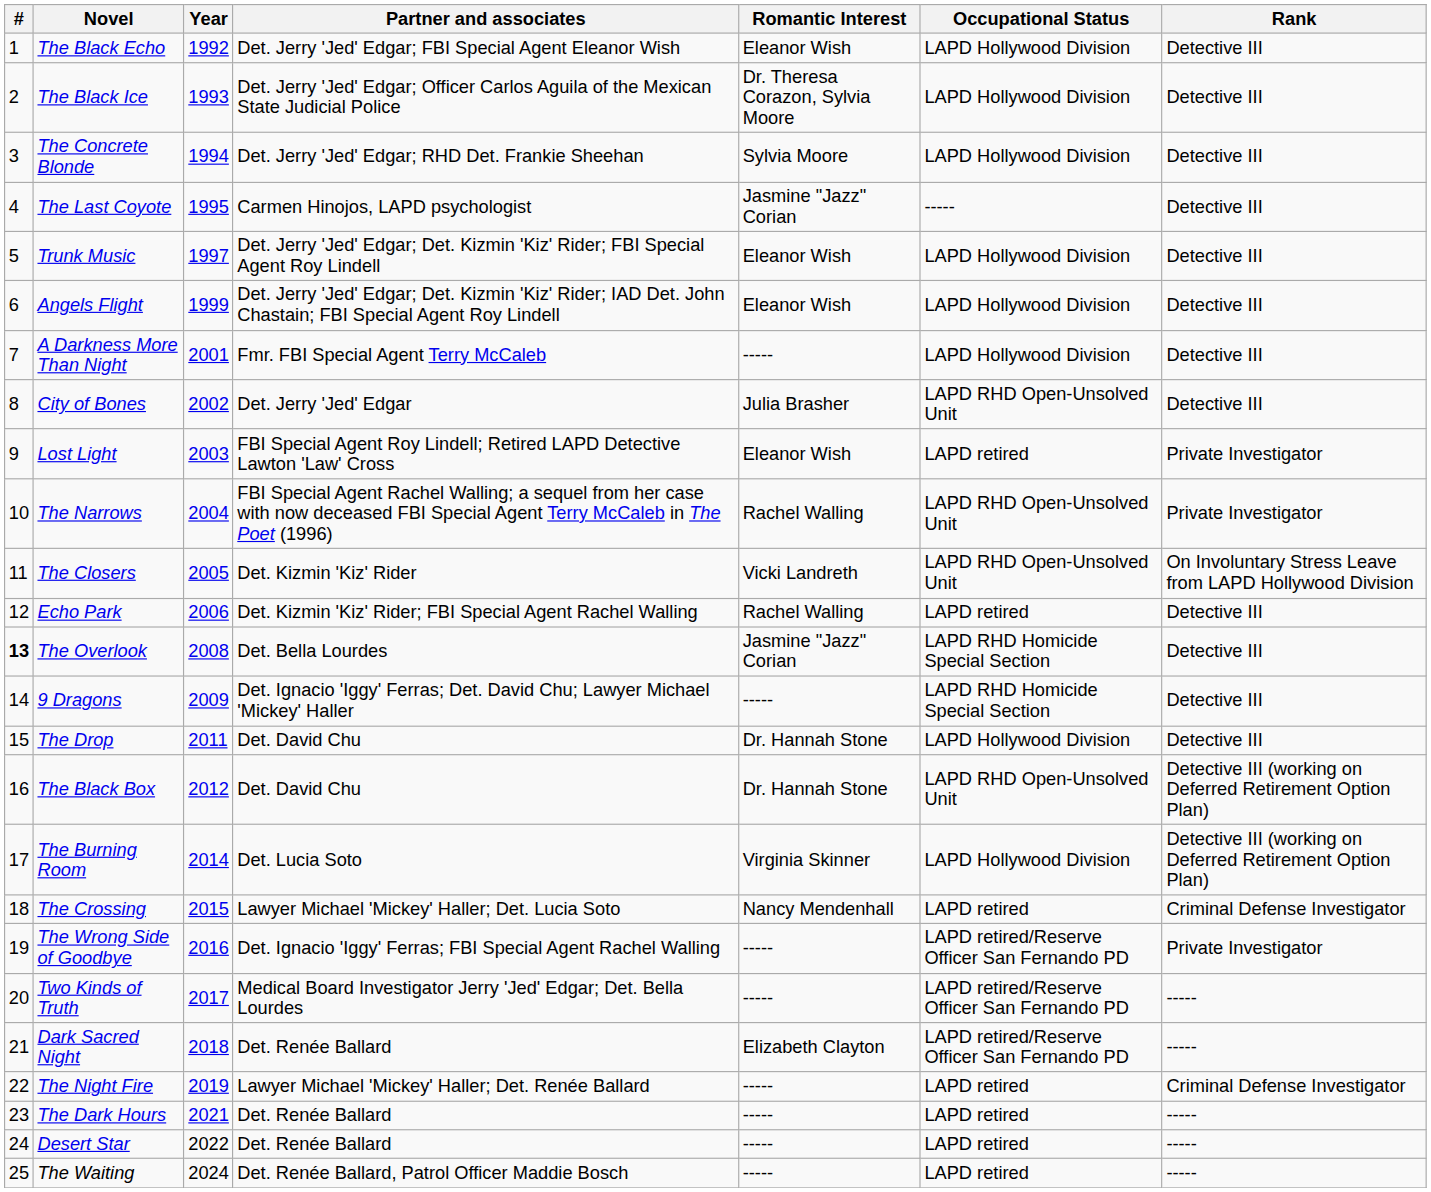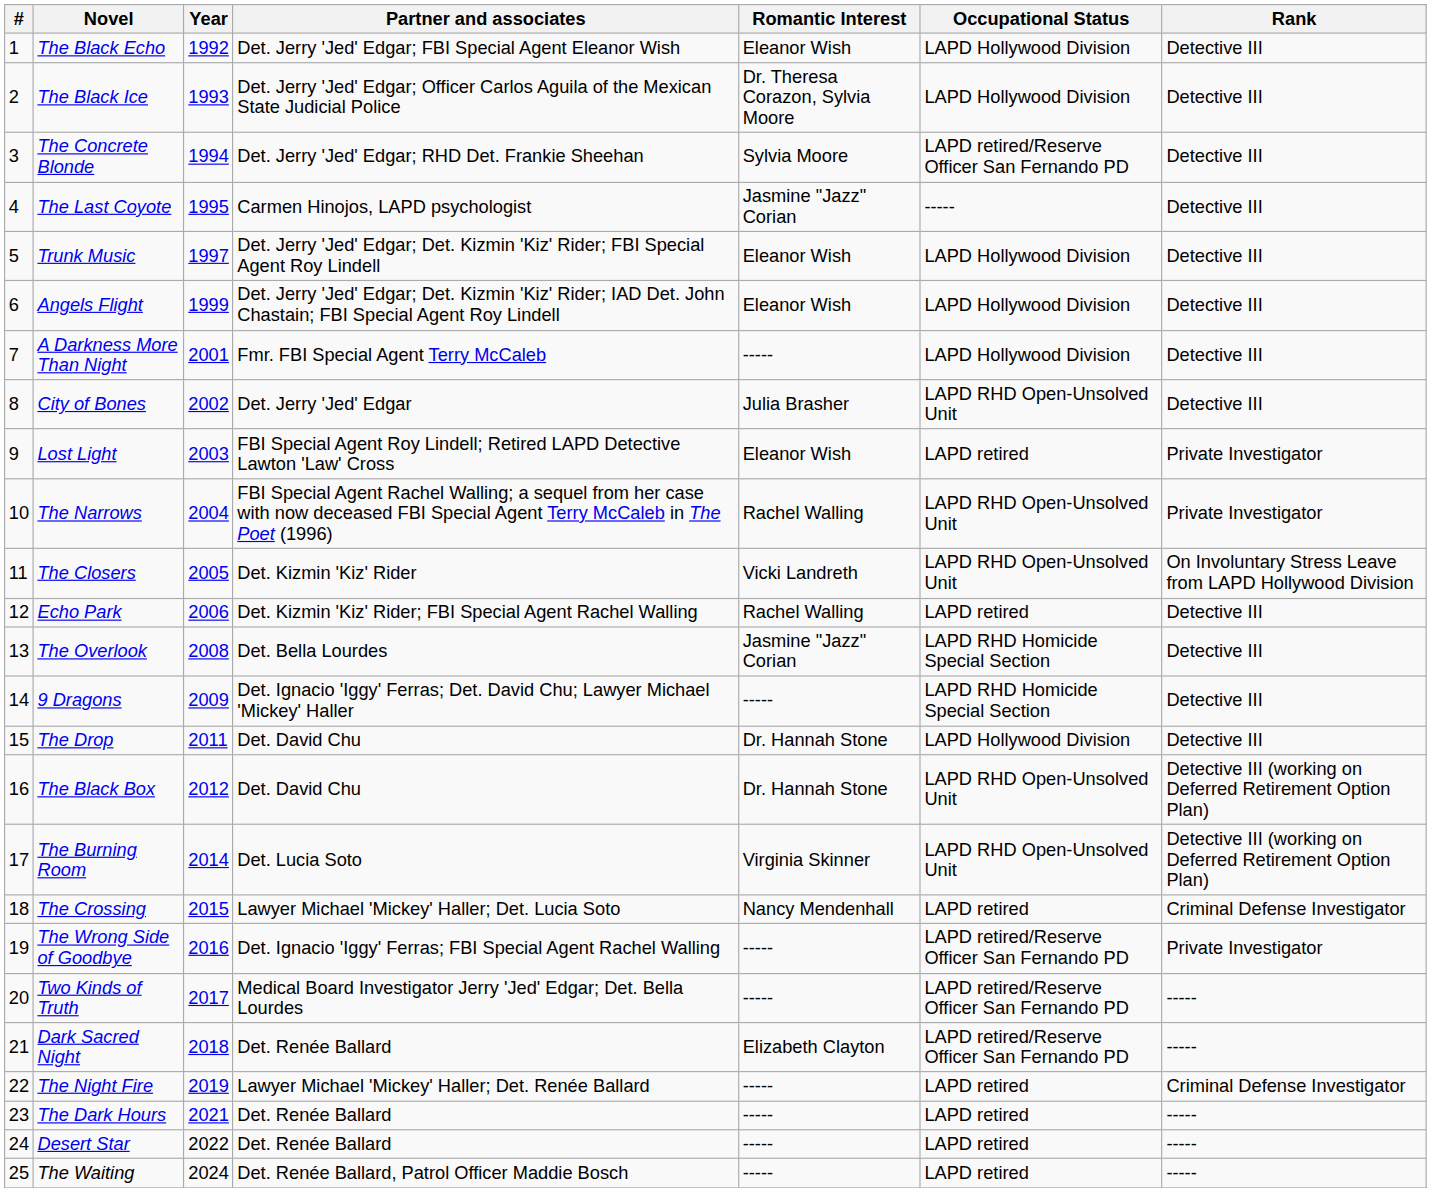(1027, 157) LAPD Hollywood Division -> (1027, 157) LAPD retired/Reserve Officer San Fernando PD
(19, 651) bold -> (19, 651) normal
(1027, 859) LAPD Hollywood Division -> (1036, 859) LAPD RHD Open-Unsolved Unit
